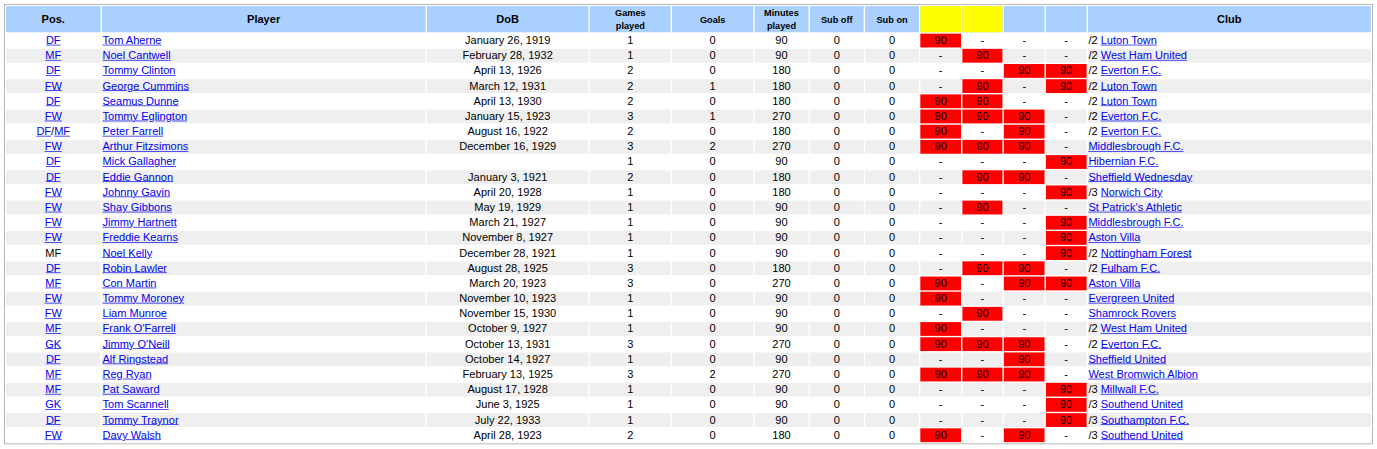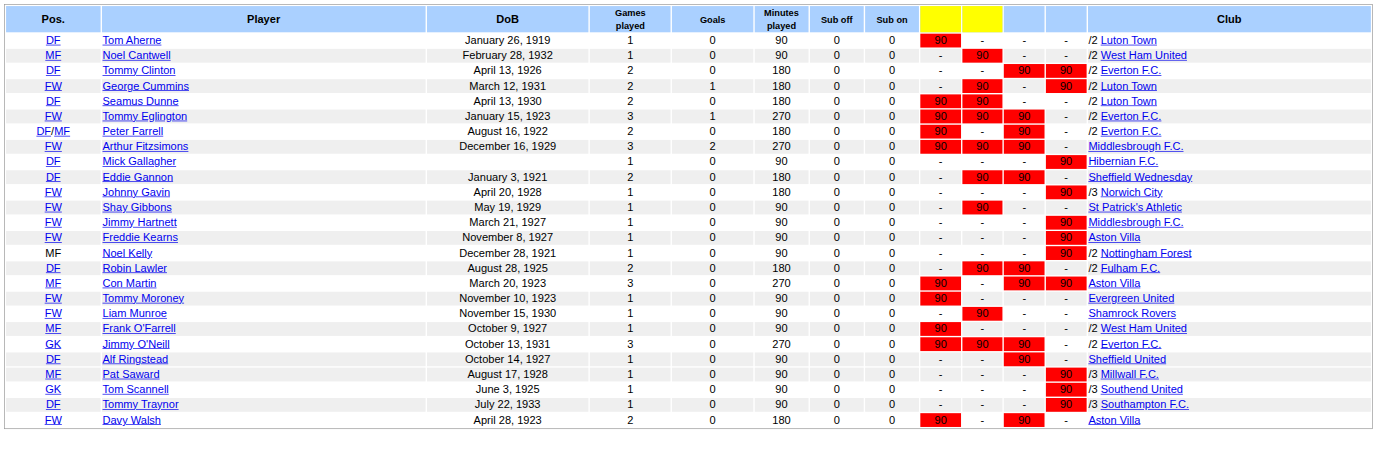(630, 268) 3 -> (630, 268) 2
- row: (127, 374)
(1136, 435) /3 Southend United -> (1114, 420) Aston Villa
